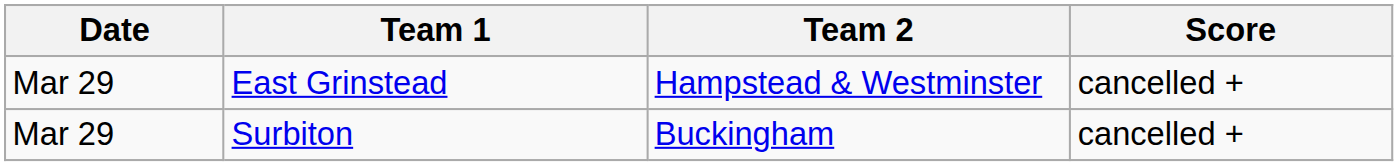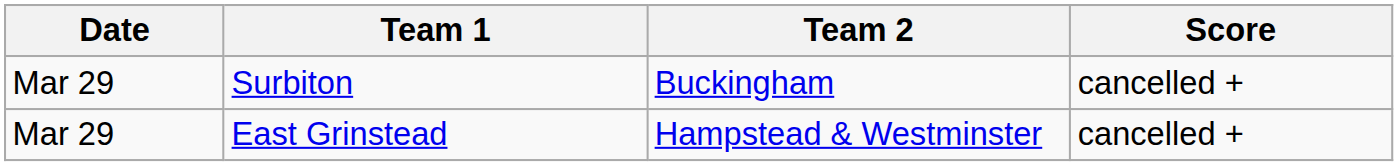rows swapped: (292, 133) <-> (340, 82)
